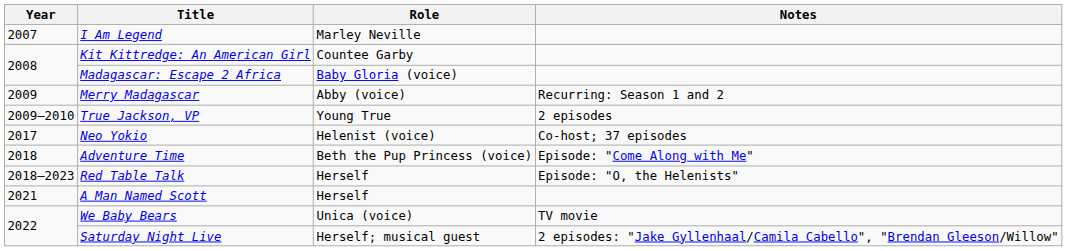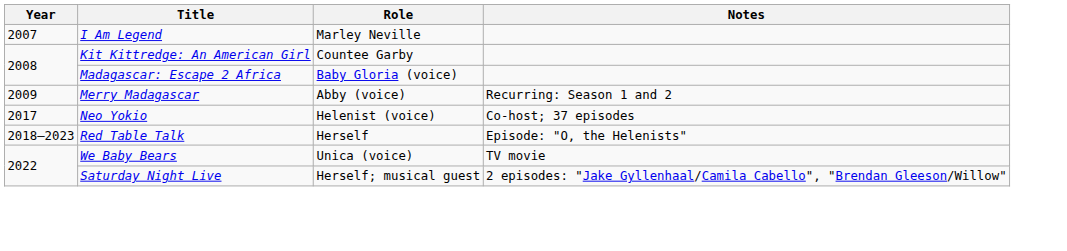- row: (140, 115)
- row: (132, 155)
- row: (143, 196)
